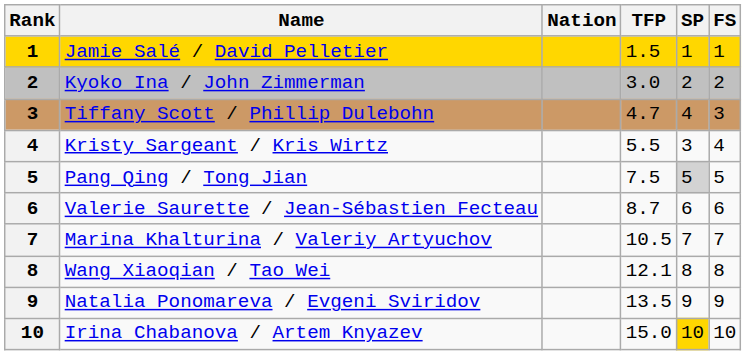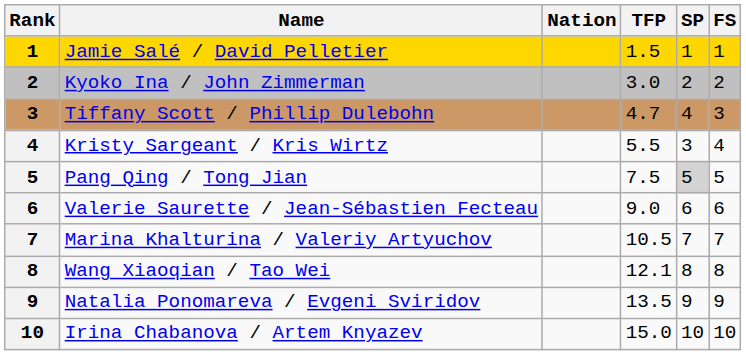(643, 209) 8.7 -> (643, 209) 9.0
(693, 334) gold background -> (693, 334) no background
